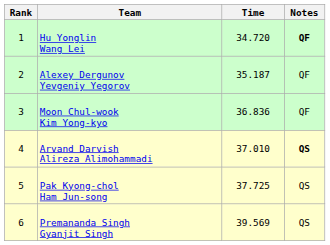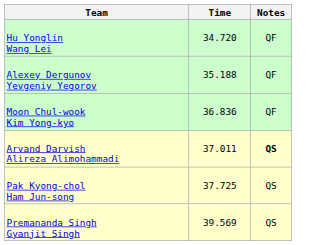- column: (21, 12)
(304, 38) bold -> (271, 38) normal
(253, 75) 35.187 -> (220, 75) 35.188
(253, 149) 37.010 -> (220, 149) 37.011
